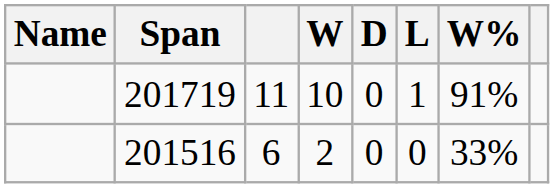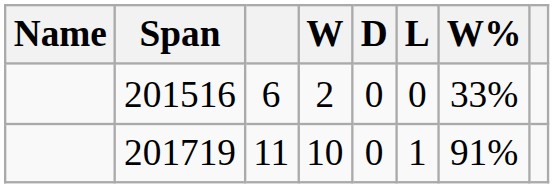rows swapped: (180, 152) <-> (180, 93)
